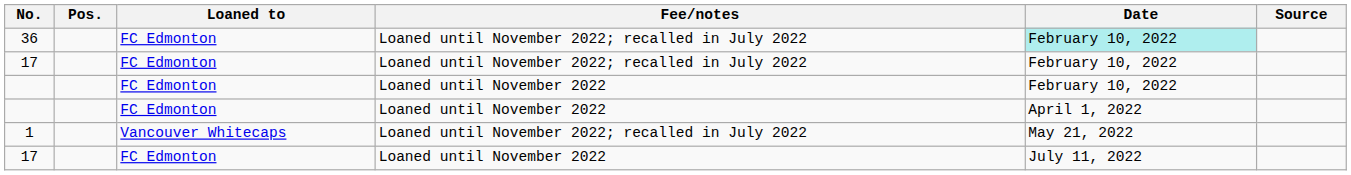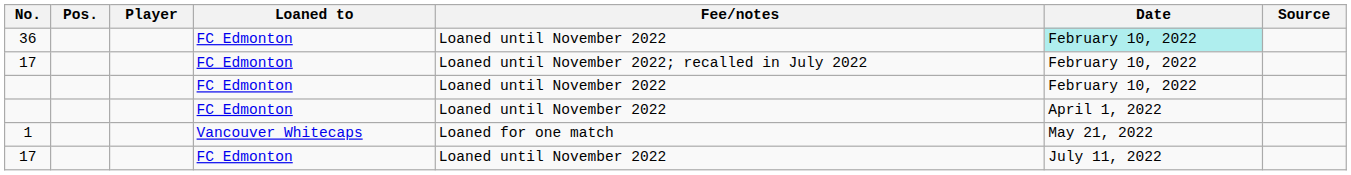+ column: (151, 17)
(593, 40) Loaned until November 2022; recalled in July 2022 -> (553, 40) Loaned until November 2022
(593, 134) Loaned until November 2022; recalled in July 2022 -> (526, 134) Loaned for one match
